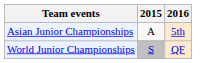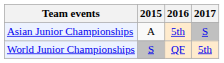+ column: (205, 13)
